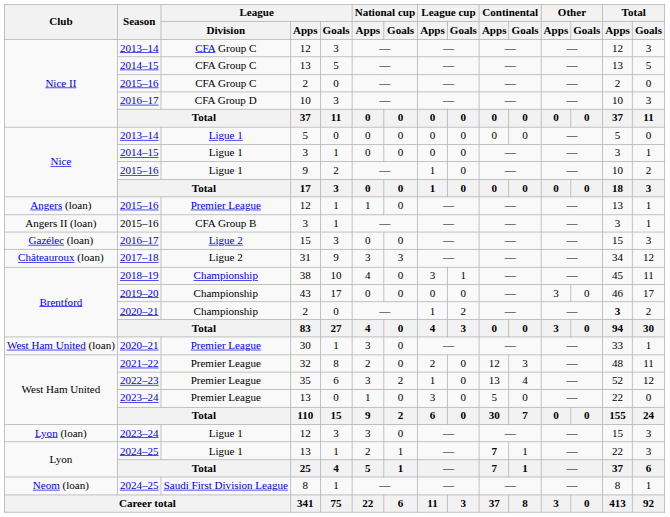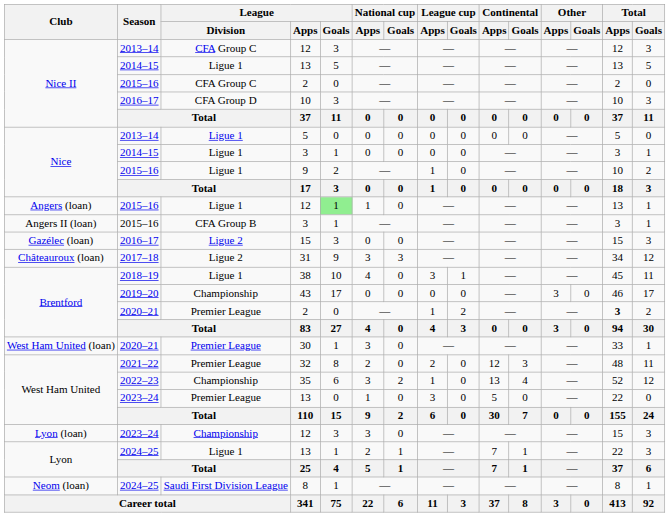(226, 65) CFA Group C -> (226, 65) Ligue 1
(226, 205) Premier League -> (226, 205) Ligue 1
(336, 205) no background -> (336, 205) lightgreen background
(226, 275) Championship -> (226, 275) Ligue 1
(226, 310) Championship -> (226, 310) Premier League
(226, 380) Premier League -> (226, 380) Championship
(226, 433) Ligue 1 -> (226, 433) Championship
(494, 450) bold -> (494, 450) normal
